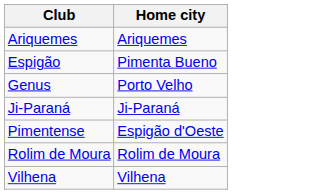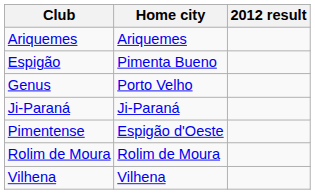+ column: (268, 16)
